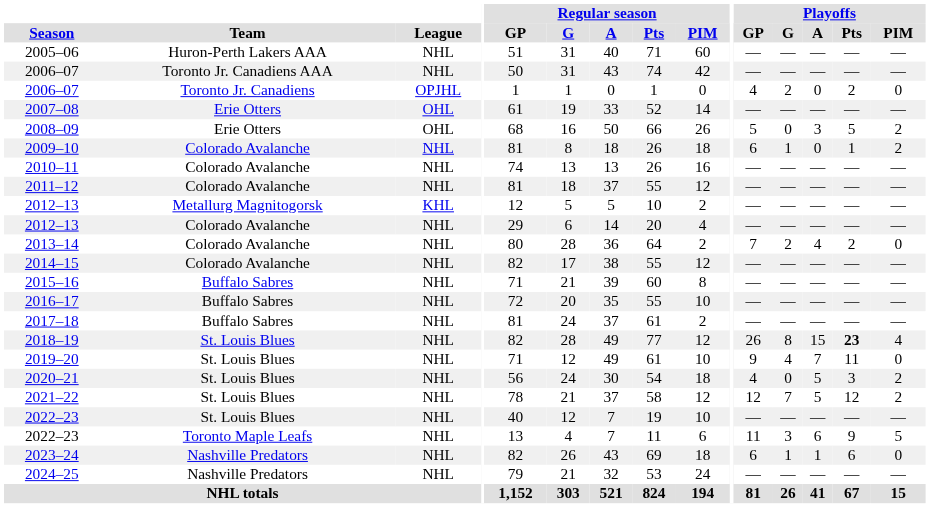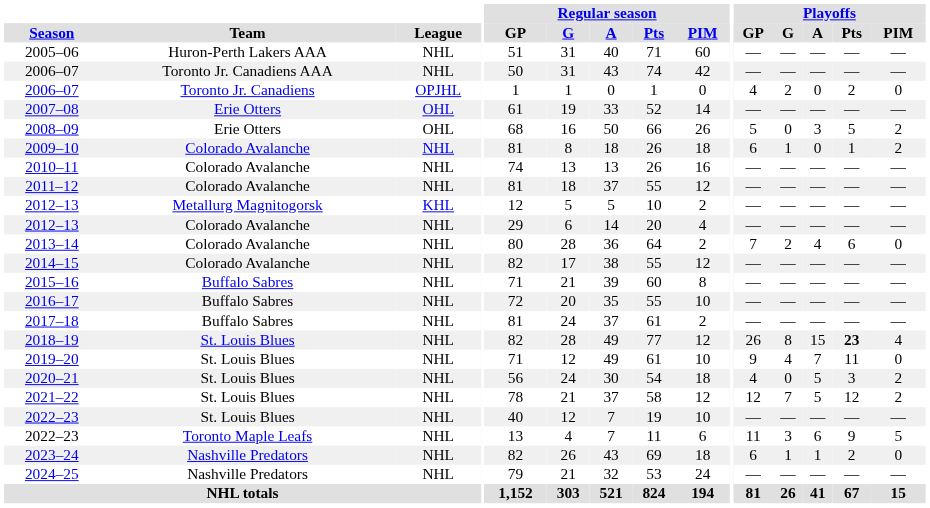(852, 244) 2 -> (852, 244) 6
(852, 455) 6 -> (852, 455) 2
